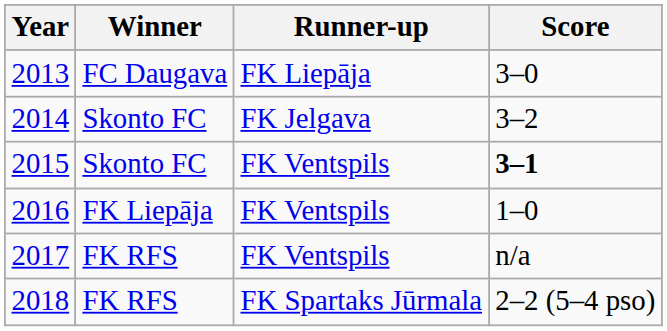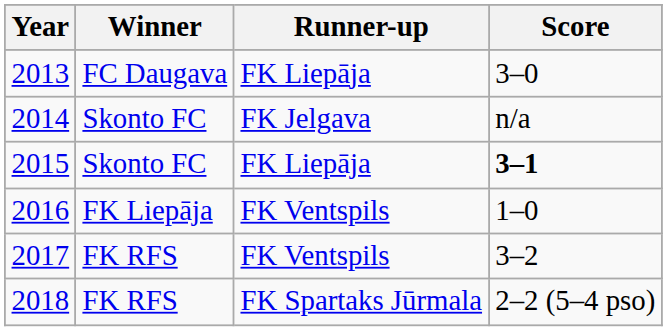(517, 118) 3–2 -> (513, 118) n/a
(315, 164) FK Ventspils -> (306, 164) FK Liepāja
(513, 255) n/a -> (517, 255) 3–2
